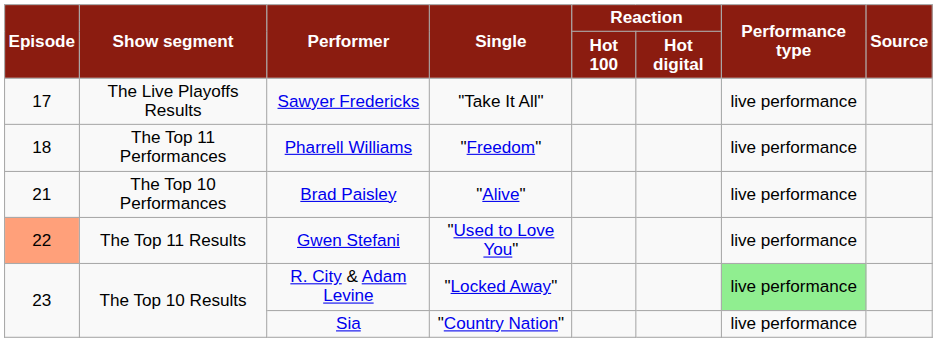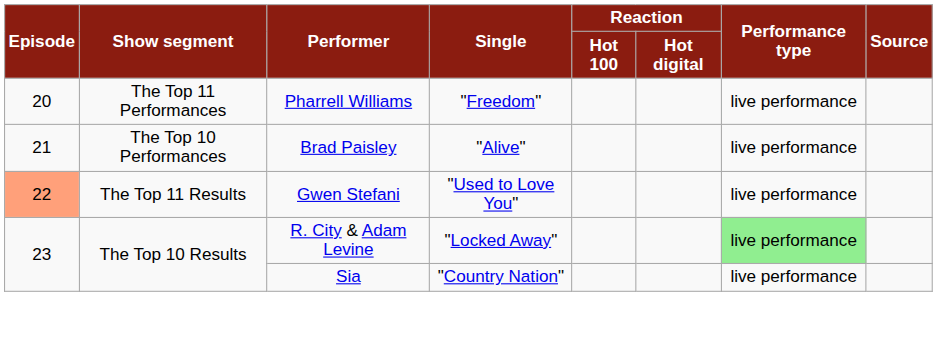- row: (348, 101)
(42, 147) 18 -> (42, 101) 20
